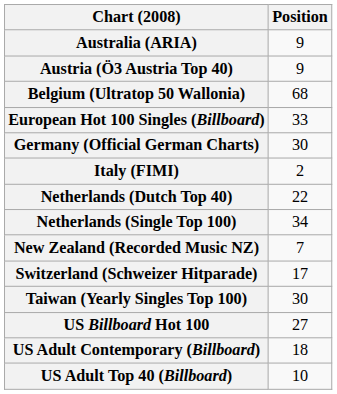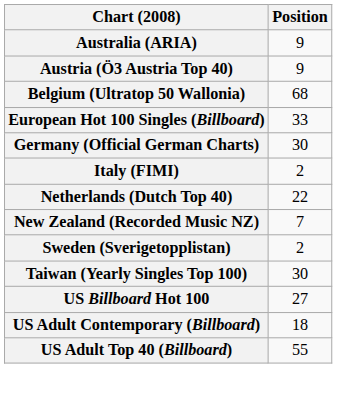- row: (136, 222)
+ row: (136, 247)
- row: (136, 273)
(300, 376) 10 -> (300, 350) 55
